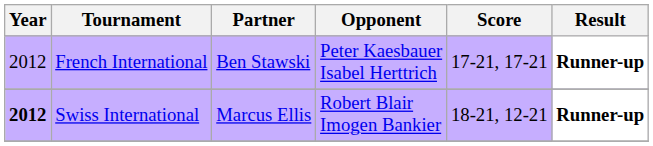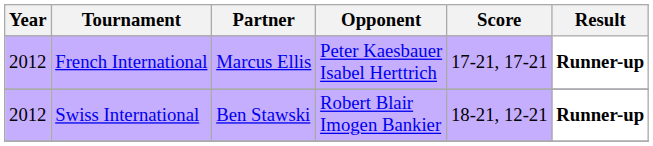(263, 62) Ben Stawski -> (264, 62) Marcus Ellis
(28, 115) bold -> (28, 115) normal
(264, 115) Marcus Ellis -> (263, 115) Ben Stawski
